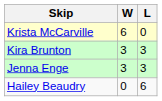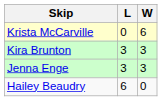columns swapped: (128, 13) <-> (147, 13)
